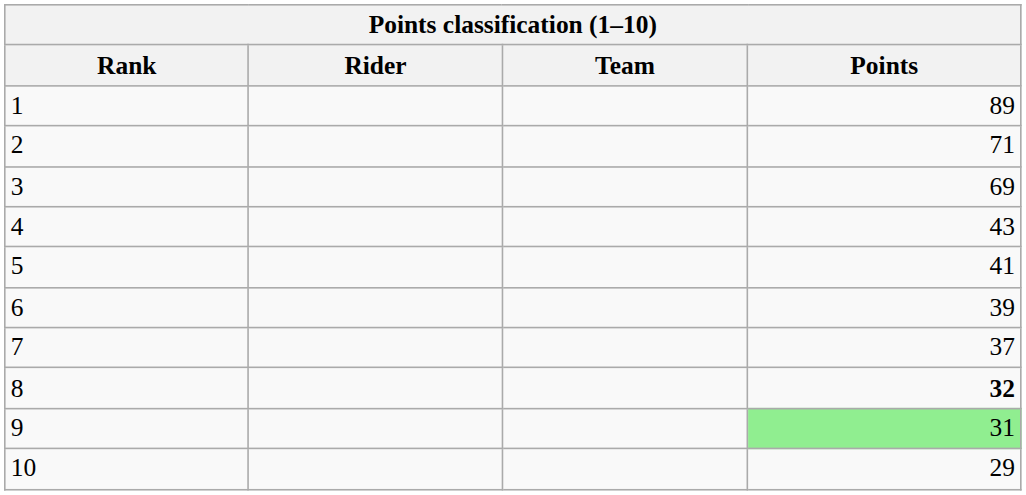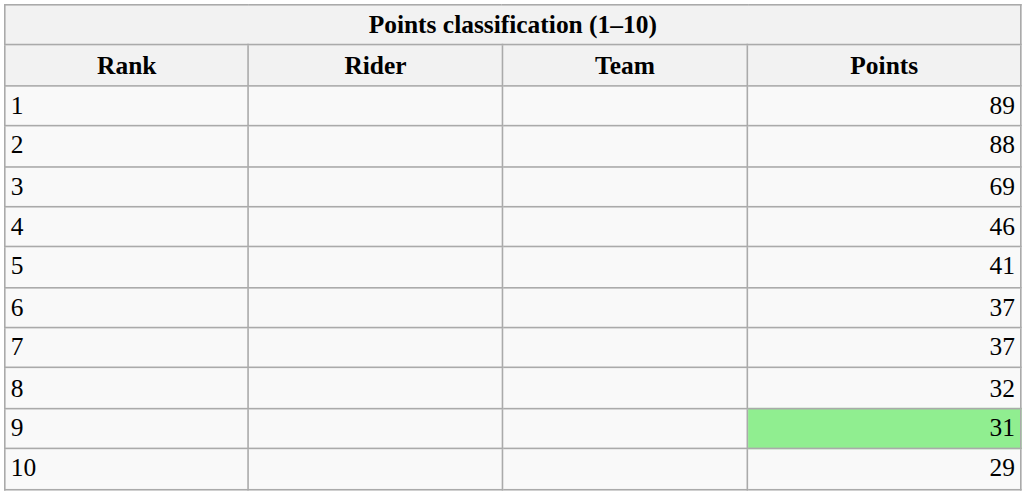(1002, 145) 71 -> (1002, 145) 88
(1002, 226) 43 -> (1002, 226) 46
(1002, 307) 39 -> (1002, 307) 37
(1002, 387) bold -> (1002, 387) normal
